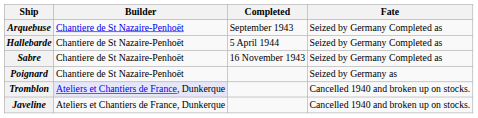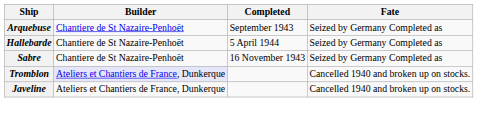- row: (29, 74)
